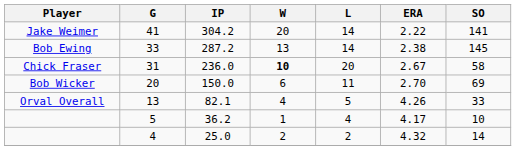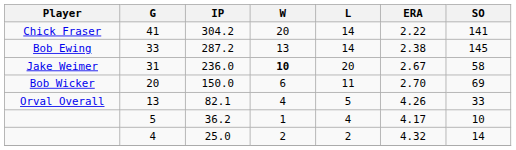(62, 31) Jake Weimer -> (62, 31) Chick Fraser
(62, 66) Chick Fraser -> (62, 66) Jake Weimer
